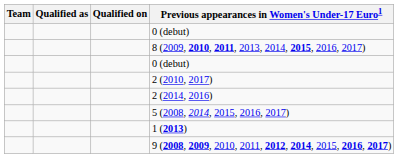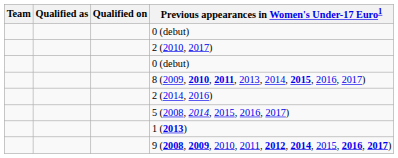rows swapped: (19, 80) <-> (19, 48)
